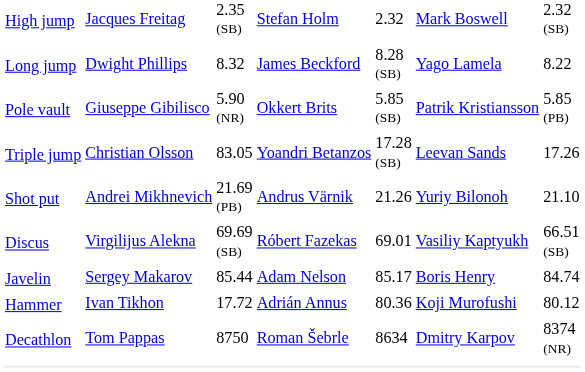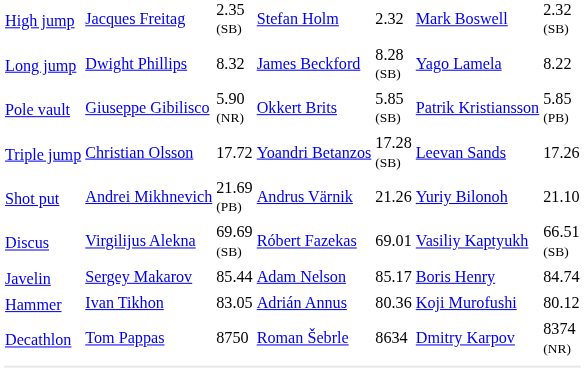(234, 152) 83.05 -> (234, 152) 17.72
(234, 303) 17.72 -> (234, 303) 83.05
